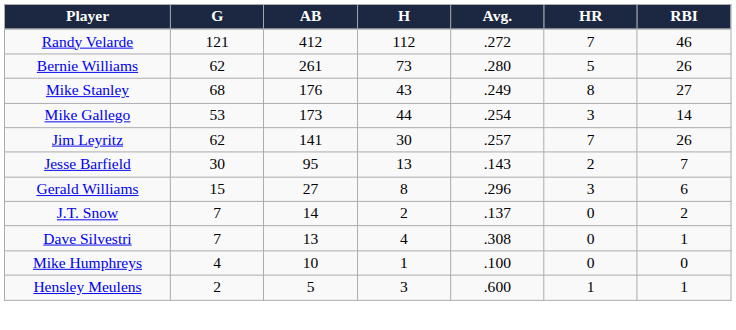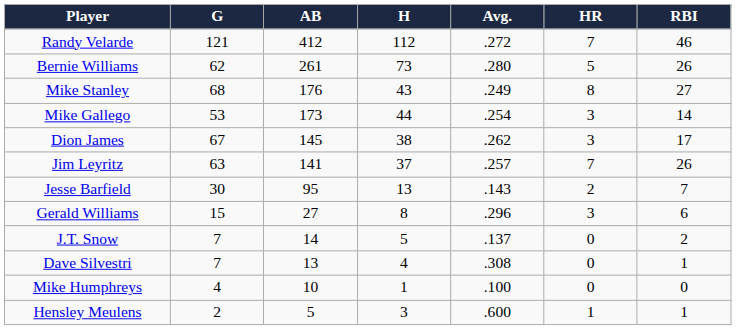+ row: (87, 139)
(217, 139) 62 -> (217, 164) 63
(404, 139) 30 -> (404, 164) 37
(404, 213) 2 -> (404, 238) 5
